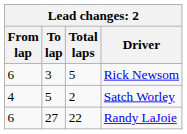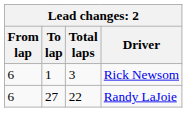(48, 74) 3 -> (48, 74) 1
(72, 74) 5 -> (72, 74) 3
- row: (139, 96)
